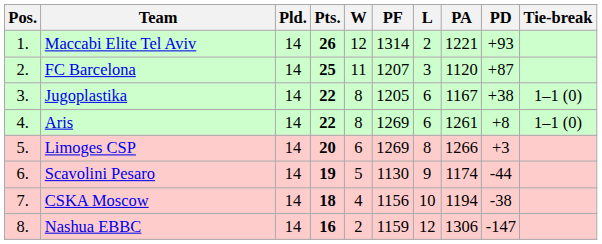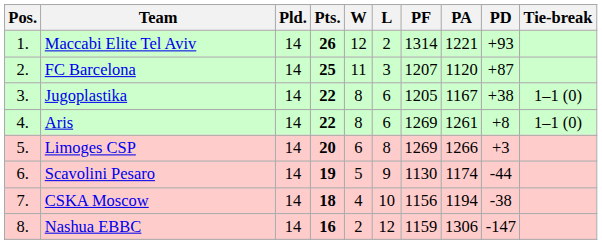columns swapped: (427, 17) <-> (393, 17)
